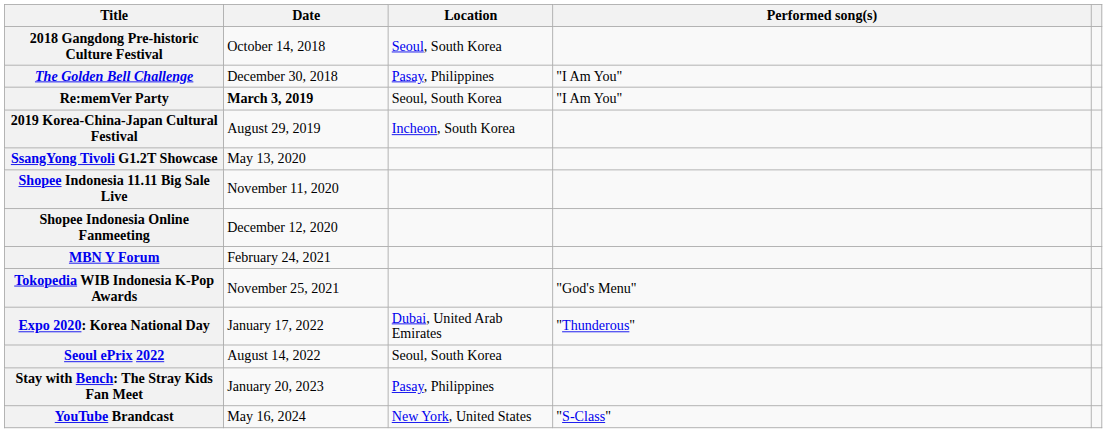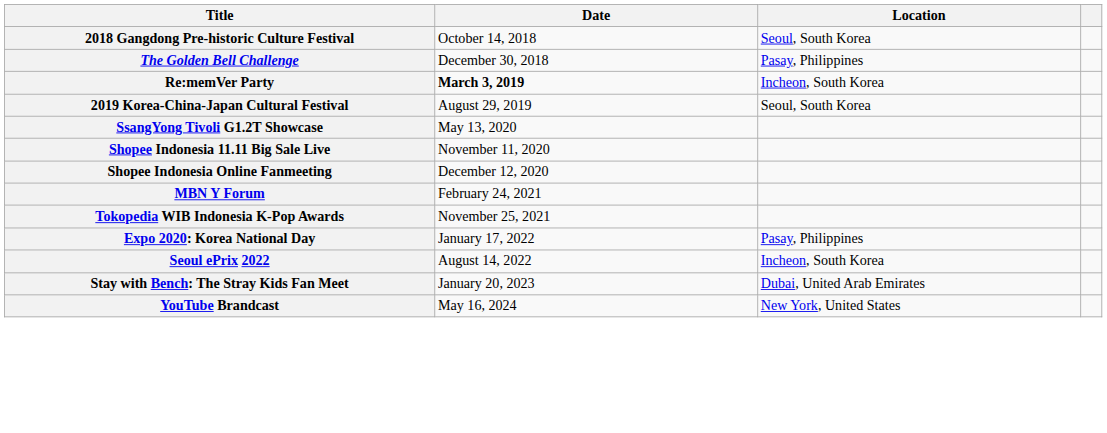- column: (822, 15)
(447, 98) Seoul, South Korea -> (822, 82) Incheon, South Korea
(453, 128) Incheon, South Korea -> (816, 104) Seoul, South Korea
(447, 326) Dubai, United Arab Emirates -> (812, 238) Pasay, Philippines
(447, 356) Seoul, South Korea -> (822, 261) Incheon, South Korea
(443, 386) Pasay, Philippines -> (843, 283) Dubai, United Arab Emirates
